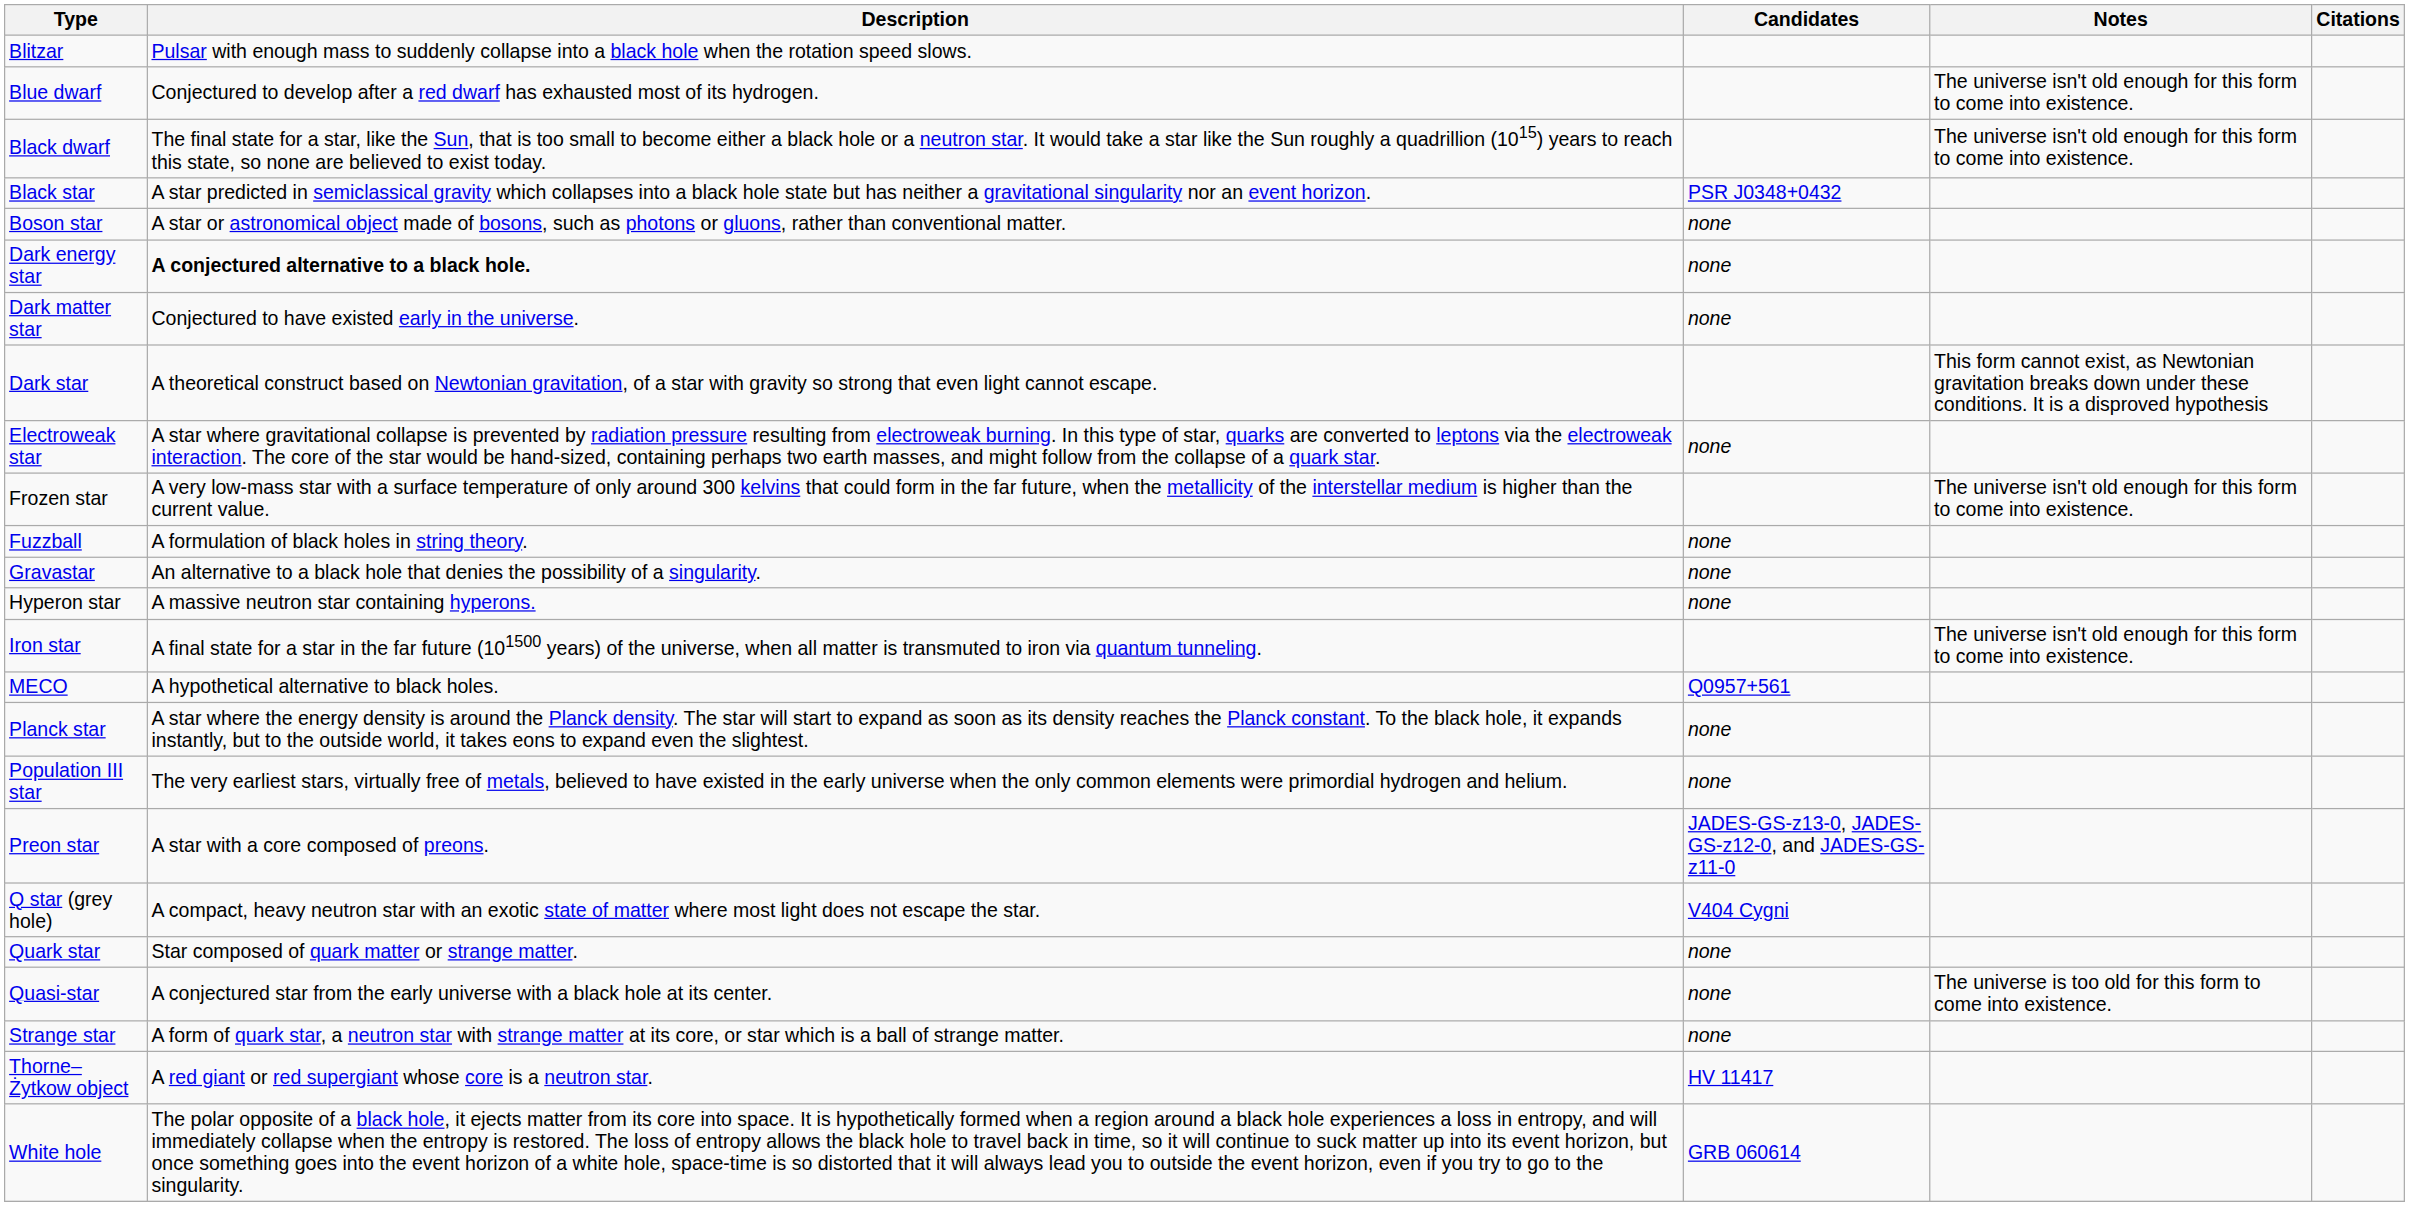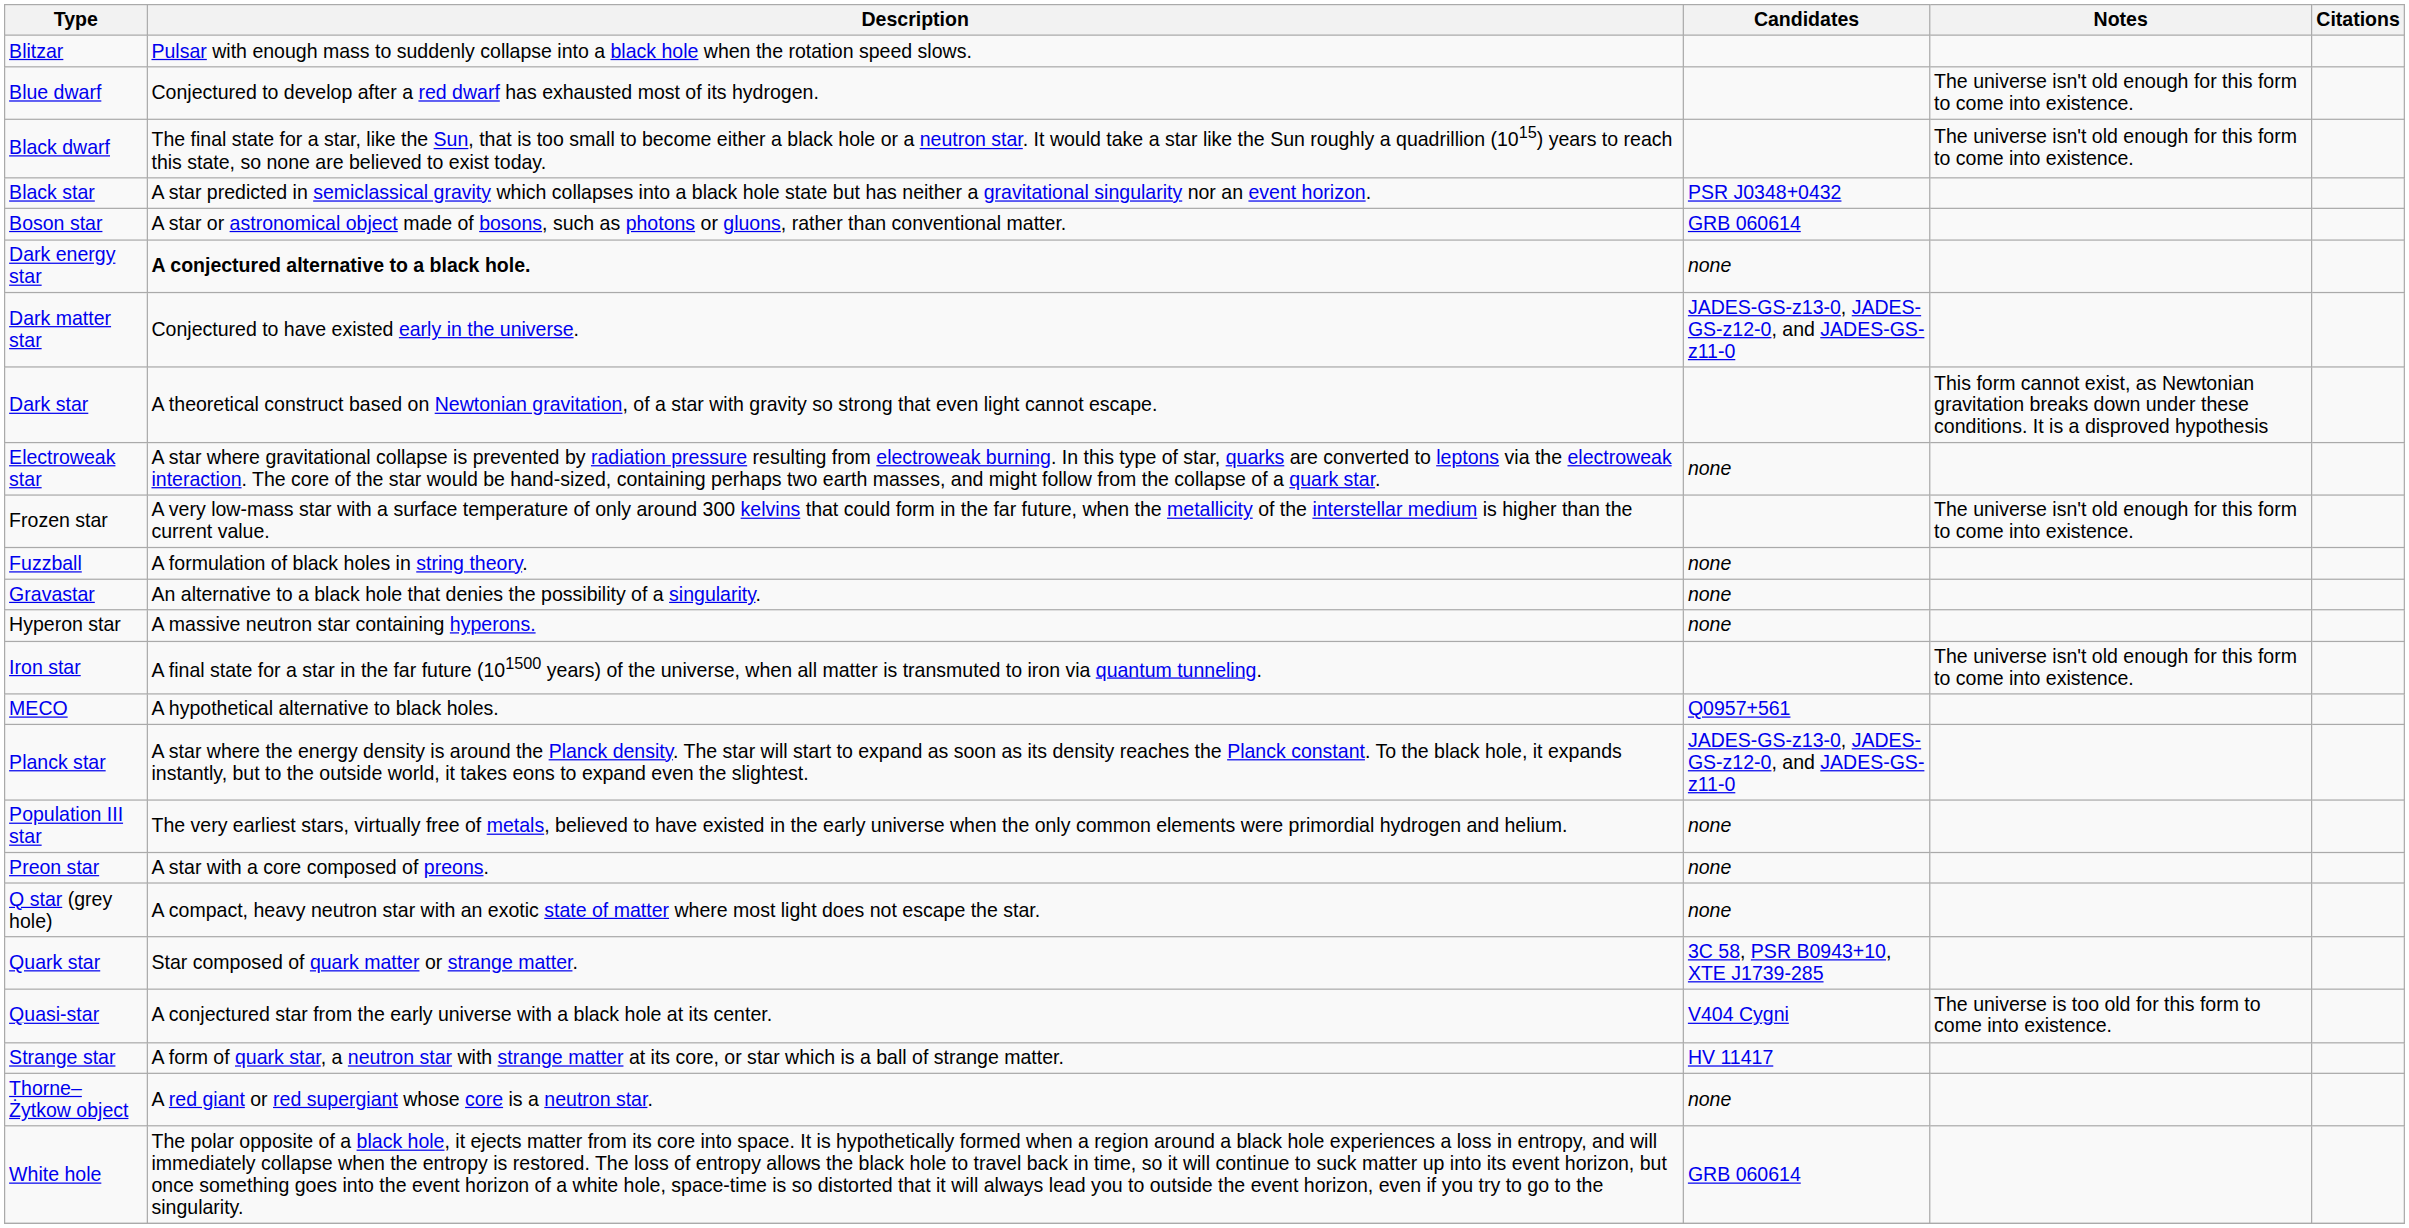(1710, 223) none -> (1744, 223) GRB 060614
(1710, 318) none -> (1806, 329) JADES-GS-z13-0, JADES-GS-z12-0, and JADES-GS-z11-0
(1710, 729) none -> (1806, 762) JADES-GS-z13-0, JADES-GS-z12-0, and JADES-GS-z11-0
(1806, 846) JADES-GS-z13-0, JADES-GS-z12-0, and JADES-GS-z11-0 -> (1710, 867) none
(1738, 909) V404 Cygni -> (1710, 909) none
(1710, 951) none -> (1790, 962) 3C 58, PSR B0943+10, XTE J1739-285
(1710, 993) none -> (1738, 1015) V404 Cygni
(1710, 1035) none -> (1731, 1057) HV 11417
(1731, 1077) HV 11417 -> (1710, 1099) none
